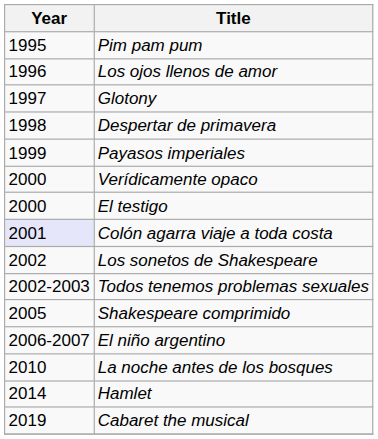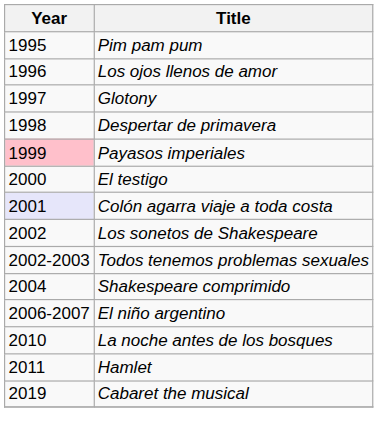(27, 153) no background -> (27, 153) pink background
- row: (178, 179)
(27, 314) 2005 -> (27, 287) 2004
(27, 394) 2014 -> (27, 367) 2011
